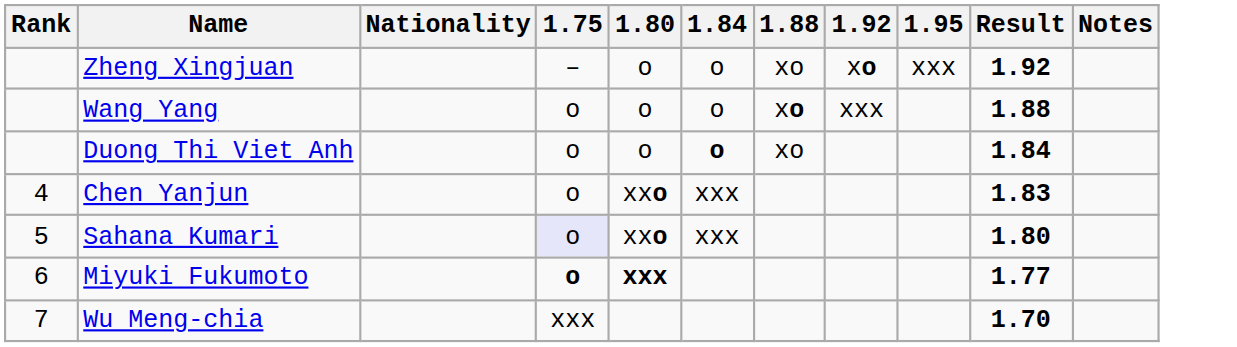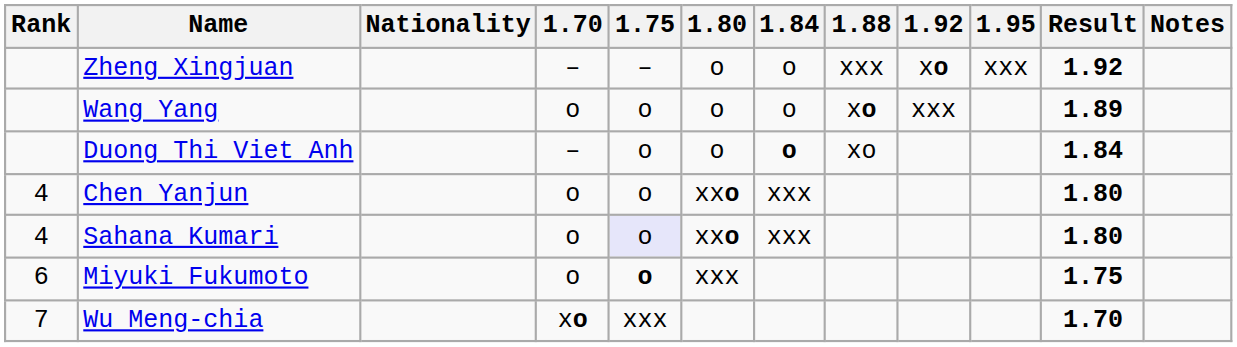+ column: (573, 26)
(789, 68) xo -> (861, 68) xxx
(1021, 110) 1.88 -> (1093, 110) 1.89
(1021, 194) 1.83 -> (1093, 194) 1.80
(41, 236) 5 -> (41, 236) 4
(645, 278) bold -> (717, 278) normal
(1021, 278) 1.77 -> (1093, 278) 1.75
